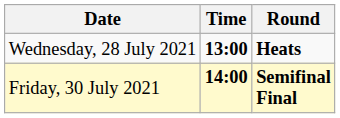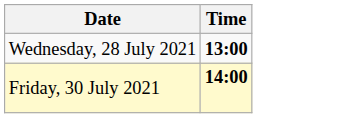- column: (293, 19)
